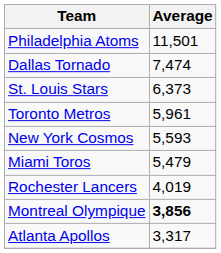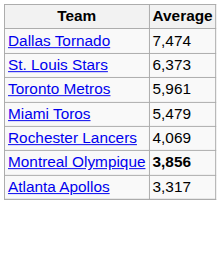- row: (73, 41)
- row: (71, 138)
(172, 187) 4,019 -> (172, 138) 4,069
